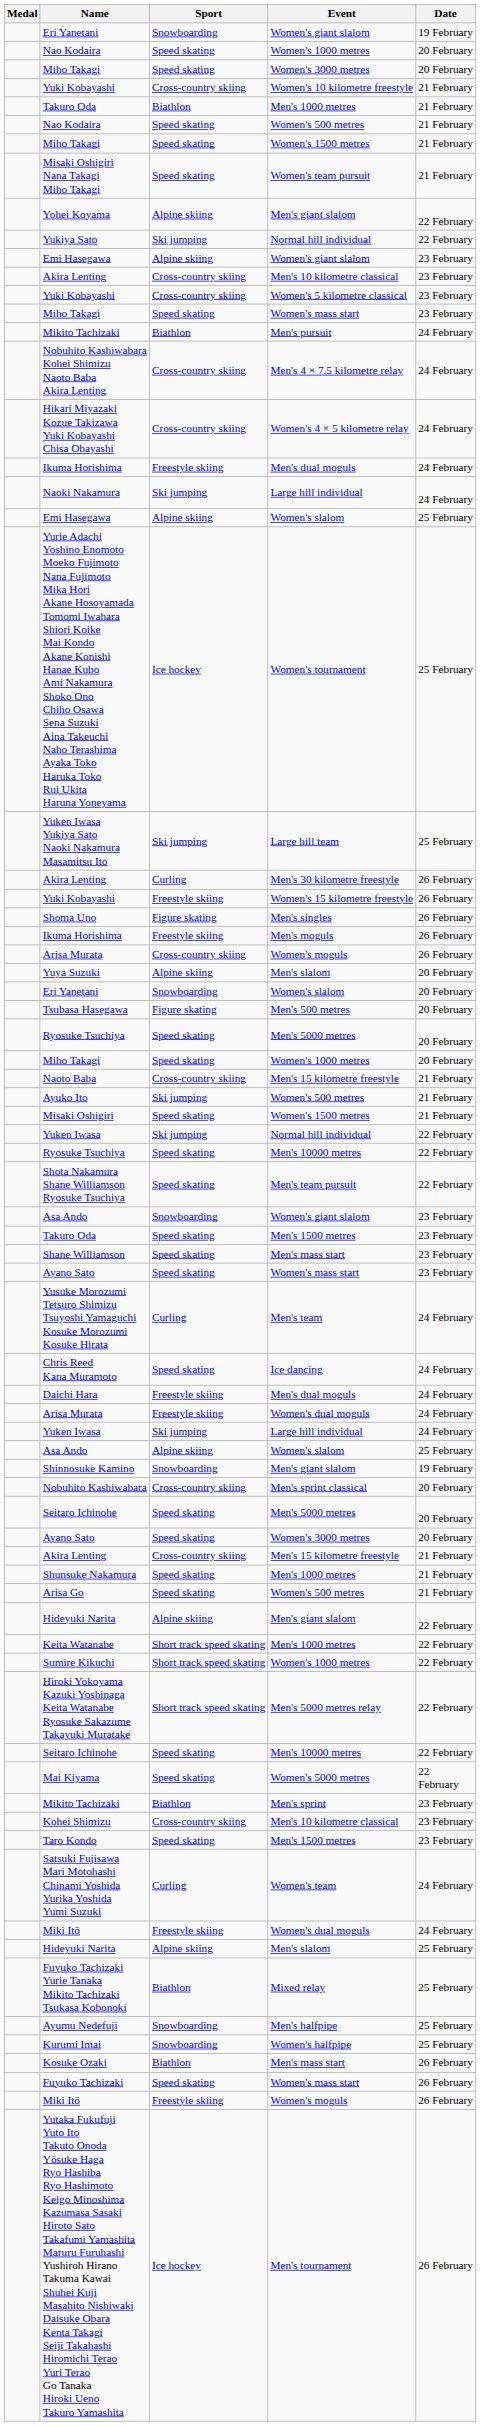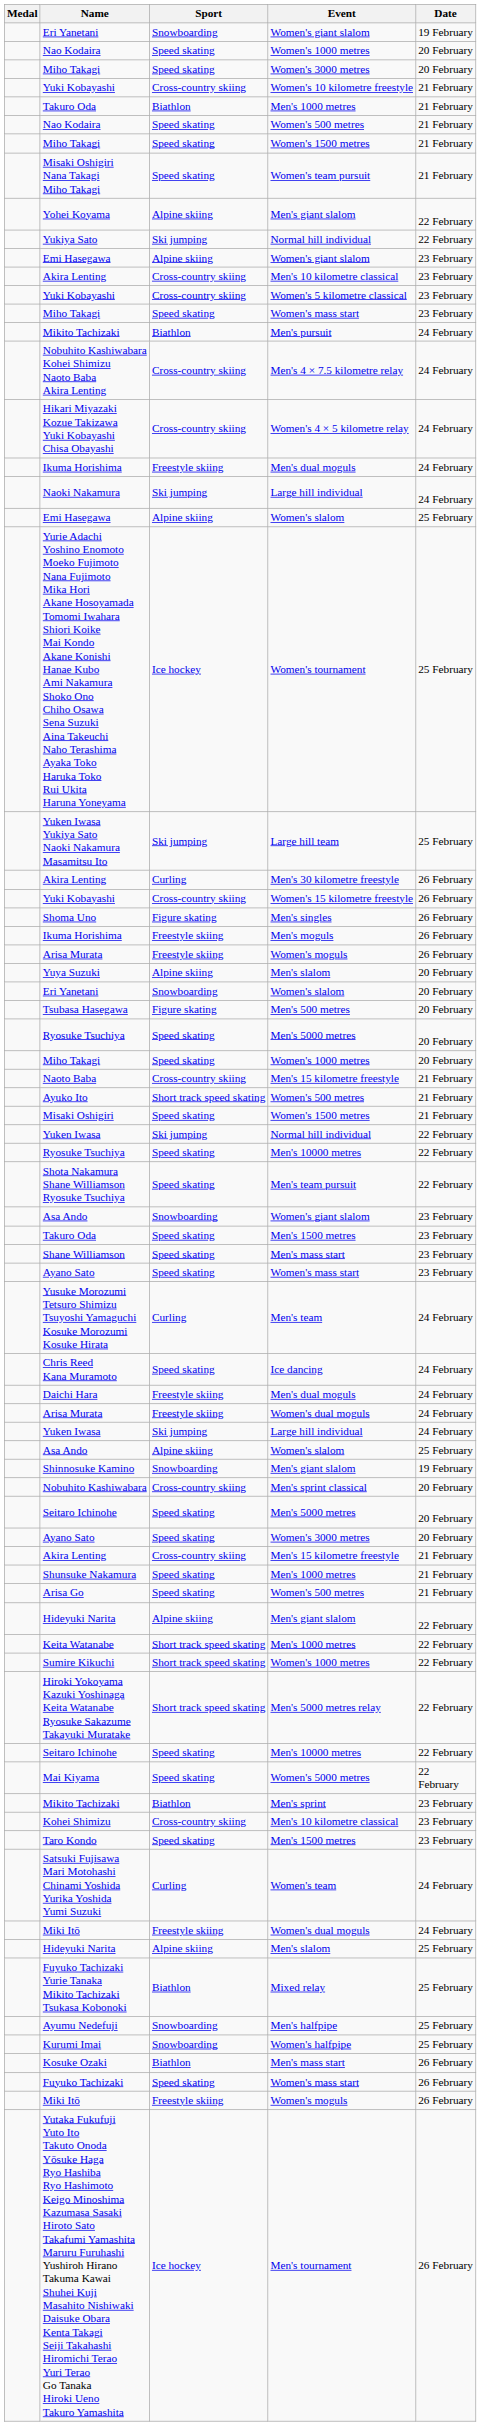(188, 898) Freestyle skiing -> (199, 898) Cross-country skiing
(199, 954) Cross-country skiing -> (188, 954) Freestyle skiing
(180, 1097) Ski jumping -> (209, 1097) Short track speed skating
